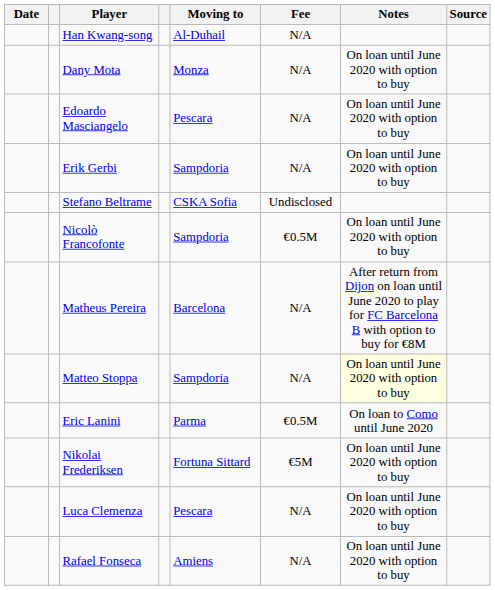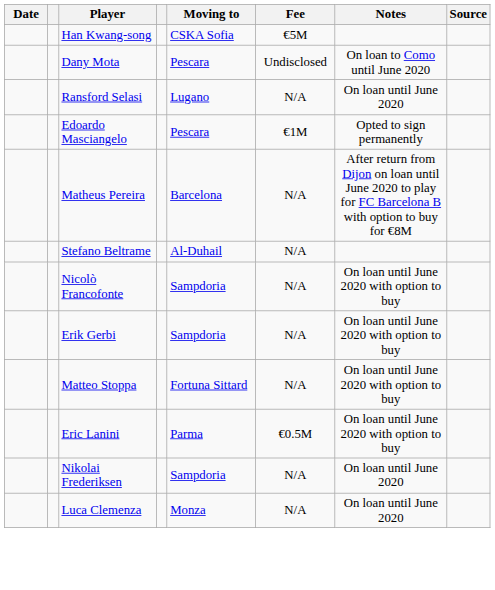(199, 34) Al-Duhail -> (202, 34) CSKA Sofia
(300, 34) N/A -> (295, 34) €5M
(191, 69) Monza -> (190, 62) Pescara
(300, 69) N/A -> (295, 62) Undisclosed
(394, 69) On loan until June 2020 with option to buy -> (391, 62) On loan to Como until June 2020
+ row: (102, 97)
(300, 118) N/A -> (295, 131) €1M
(394, 118) On loan until June 2020 with option to buy -> (391, 131) Opted to sign permanently
rows swapped: (104, 307) <-> (90, 167)
(205, 202) CSKA Sofia -> (196, 251) Al-Duhail
(300, 202) Undisclosed -> (295, 251) N/A
(300, 237) €0.5M -> (295, 286) N/A
(201, 378) Sampdoria -> (209, 384) Fortuna Sittard
(394, 378) lightyellow background -> (391, 384) no background
(394, 420) On loan to Como until June 2020 -> (391, 433) On loan until June 2020 with option to buy
(212, 462) Fortuna Sittard -> (198, 475) Sampdoria
(300, 462) €5M -> (295, 475) N/A
(394, 462) On loan until June 2020 with option to buy -> (391, 475) On loan until June 2020
(193, 511) Pescara -> (188, 510) Monza
(394, 511) On loan until June 2020 with option to buy -> (391, 510) On loan until June 2020
- row: (102, 560)
